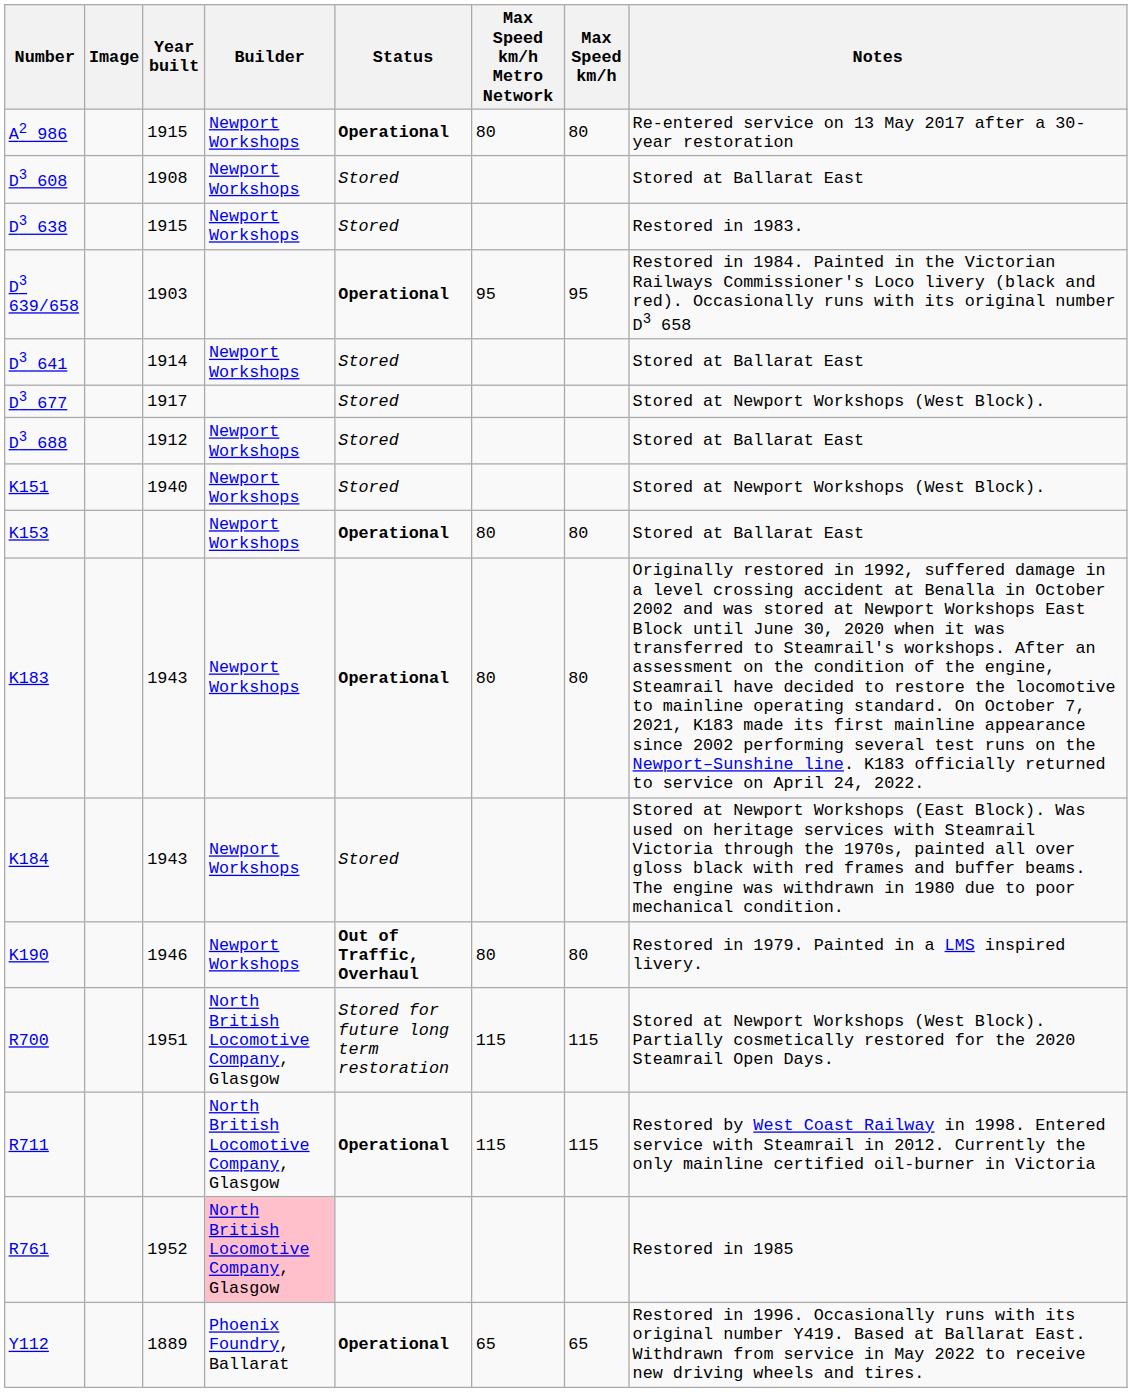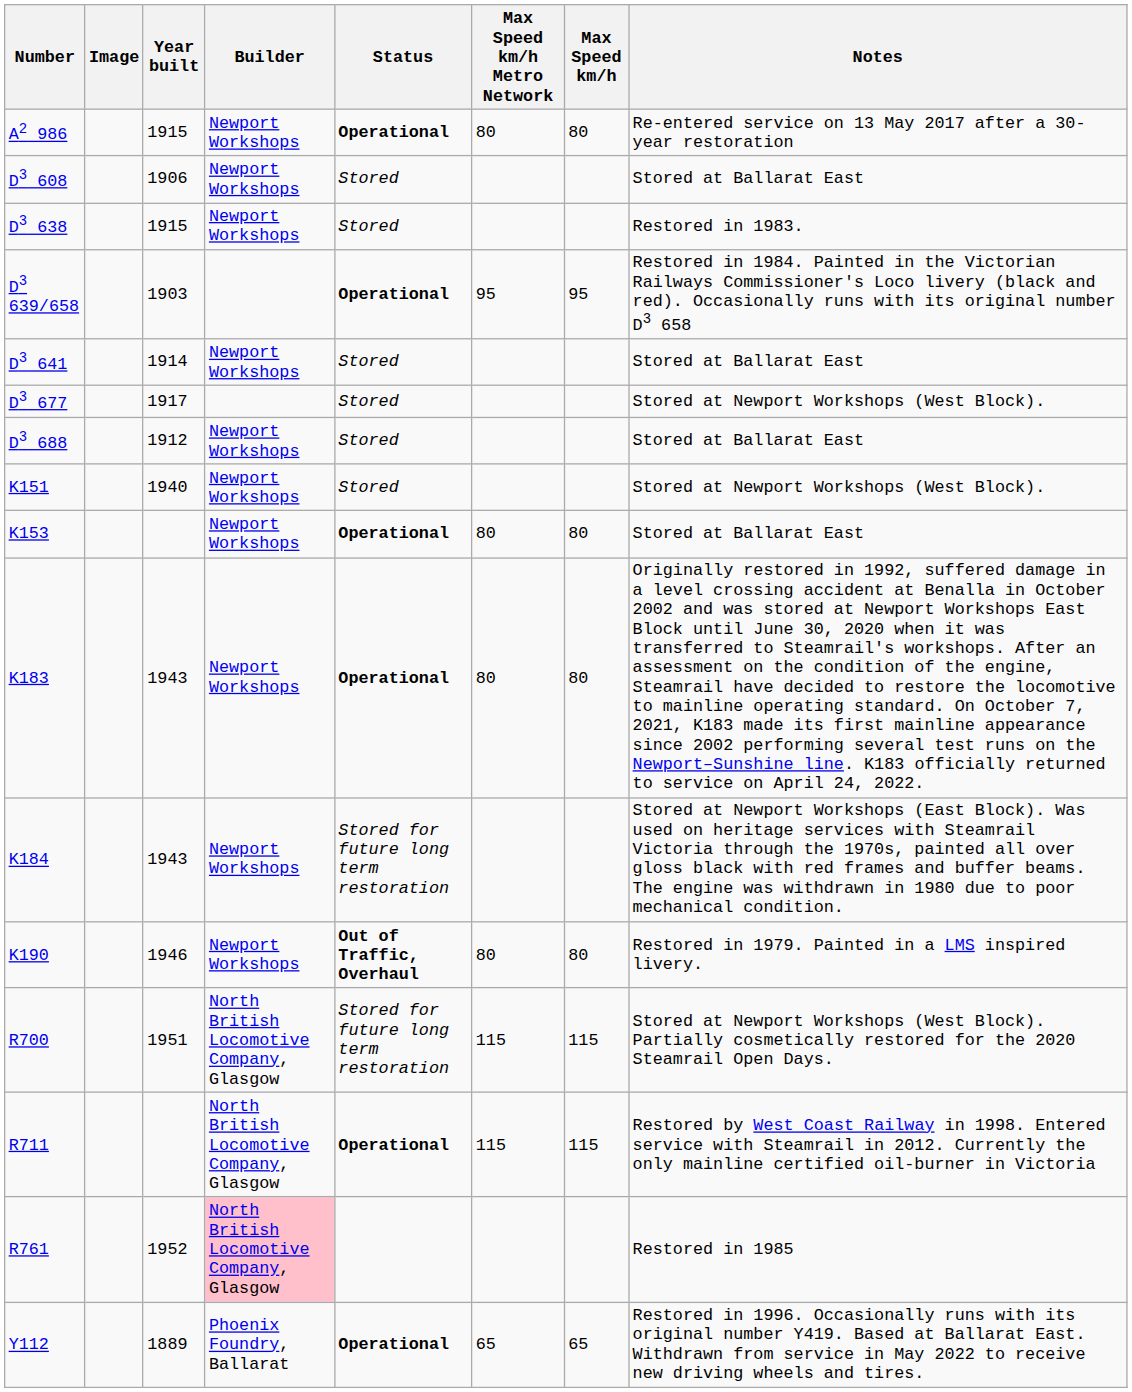(167, 179) 1908 -> (167, 179) 1906
(369, 860) Stored -> (394, 860) Stored for future long term restoration
